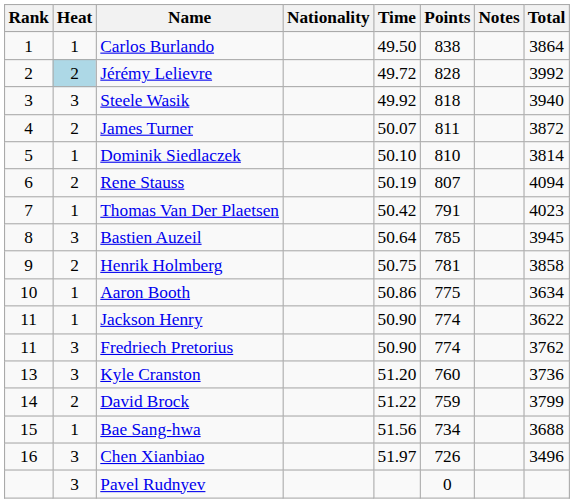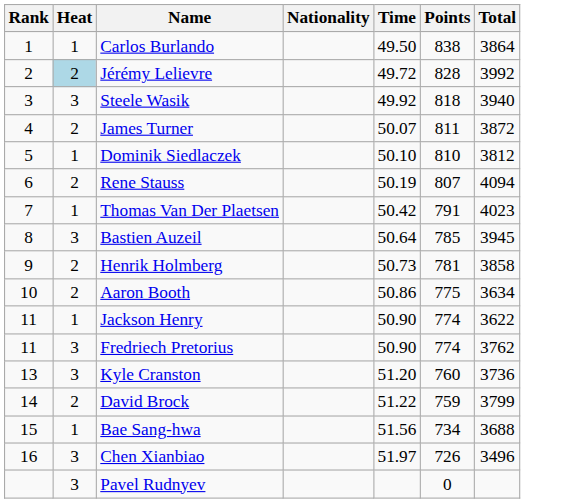- column: (499, 18)
(547, 155) 3814 -> (497, 155) 3812
(397, 264) 50.75 -> (397, 264) 50.73
(75, 292) 1 -> (75, 292) 2
